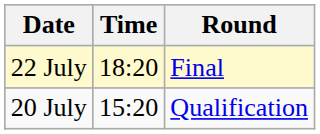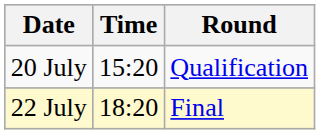rows swapped: (49, 107) <-> (49, 66)
